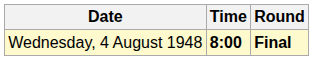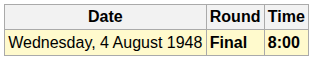columns swapped: (228, 17) <-> (280, 17)
